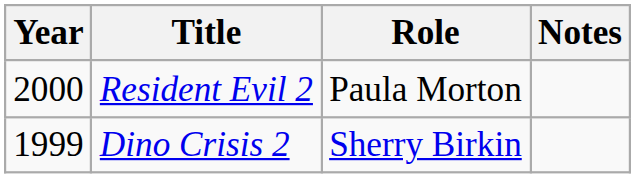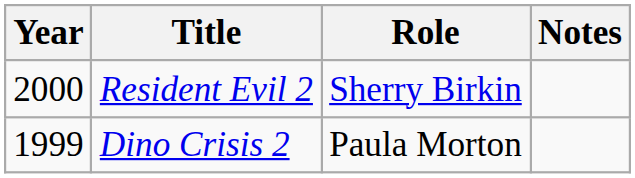(425, 88) Paula Morton -> (425, 88) Sherry Birkin
(425, 144) Sherry Birkin -> (425, 144) Paula Morton
